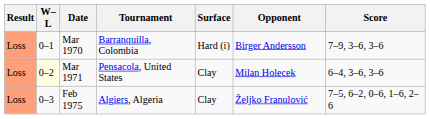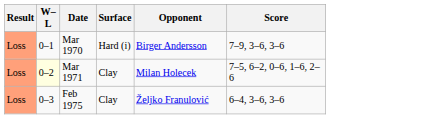- column: (146, 18)
(356, 72) 6–4, 3–6, 3–6 -> (274, 72) 7–5, 6–2, 0–6, 1–6, 2–6
(373, 100) 7–5, 6–2, 0–6, 1–6, 2–6 -> (257, 100) 6–4, 3–6, 3–6
